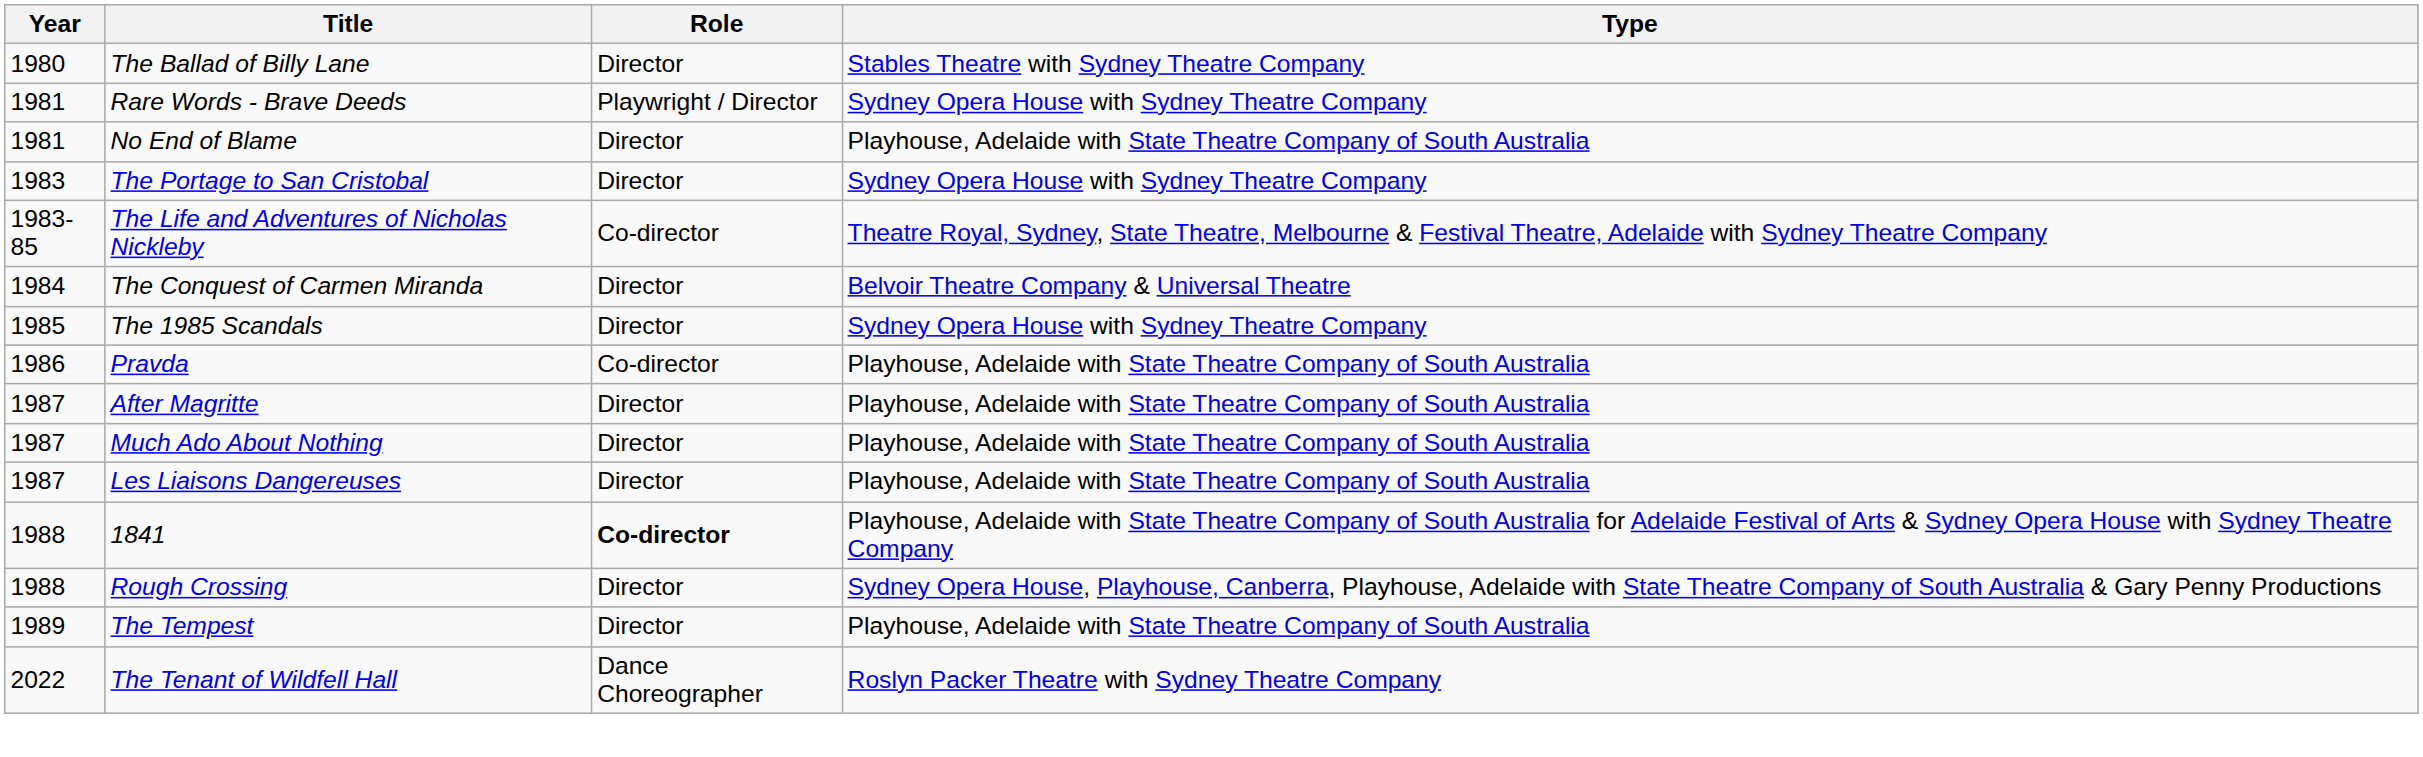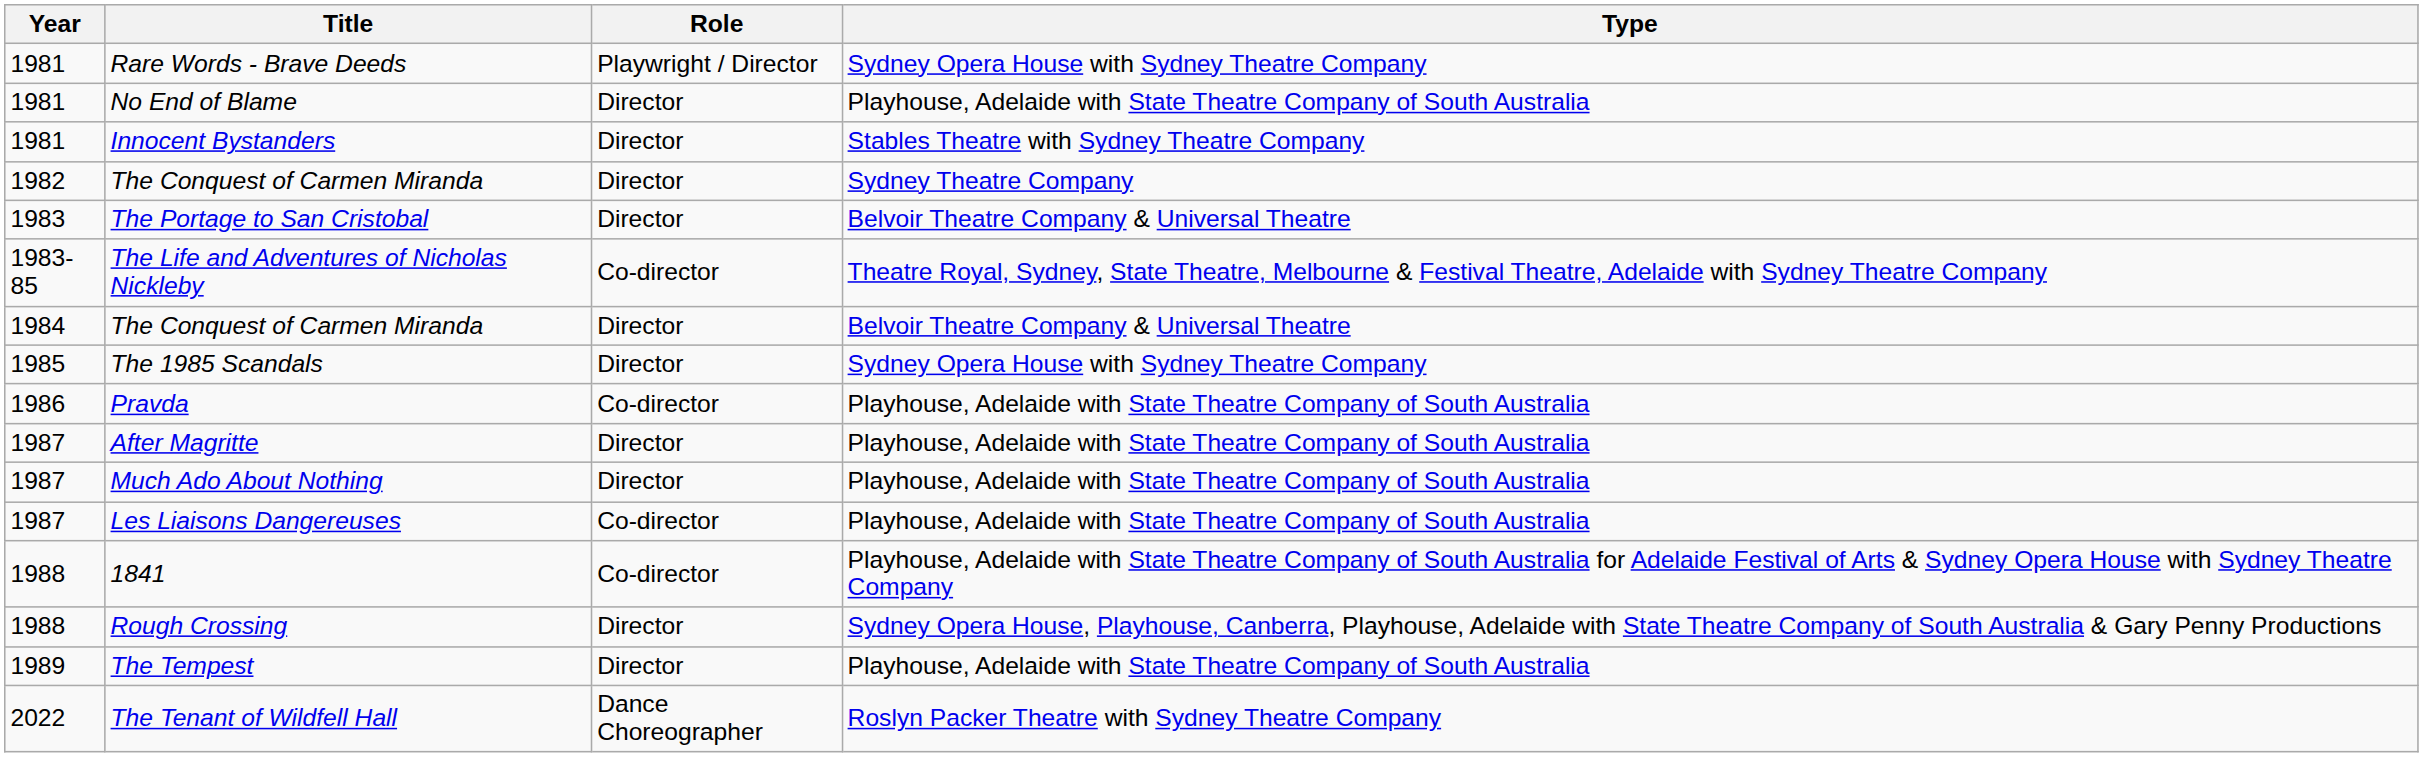- row: (38, 63)
+ row: (38, 141)
+ row: (38, 180)
(1137, 180) Sydney Opera House with Sydney Theatre Company -> (1099, 219) Belvoir Theatre Company & Universal Theatre
(640, 481) Director -> (658, 520) Co-director
(664, 534) bold -> (658, 573) normal
